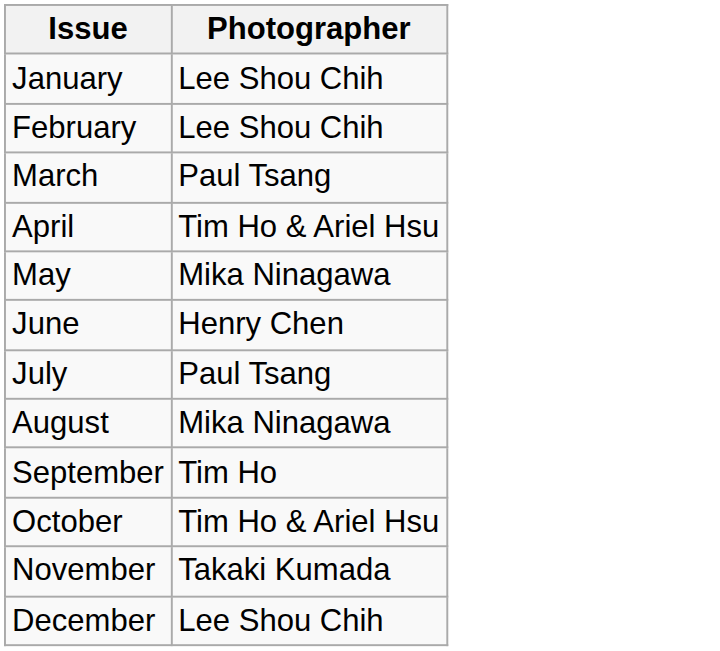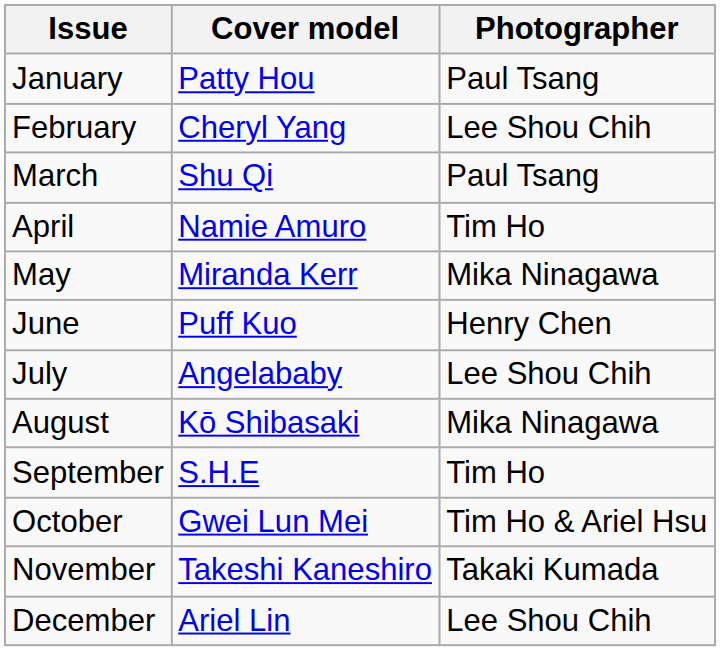+ column: (305, 29)
(281, 78) Lee Shou Chih -> (523, 78) Paul Tsang
(309, 226) Tim Ho & Ariel Hsu -> (496, 226) Tim Ho
(255, 373) Paul Tsang -> (549, 373) Lee Shou Chih
